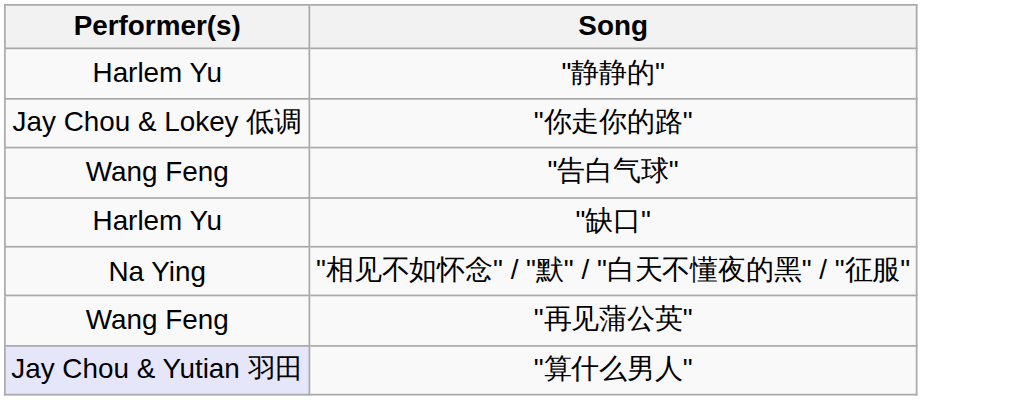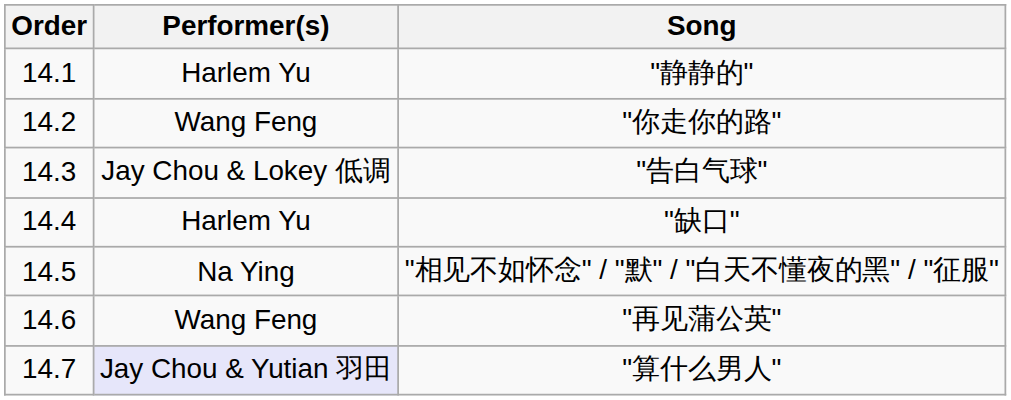+ column: (49, 26)
(157, 121) Jay Chou & Lokey 低调 -> (246, 122) Wang Feng
(157, 172) Wang Feng -> (246, 171) Jay Chou & Lokey 低调
